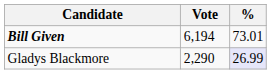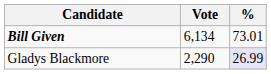(199, 36) 6,194 -> (199, 36) 6,134
